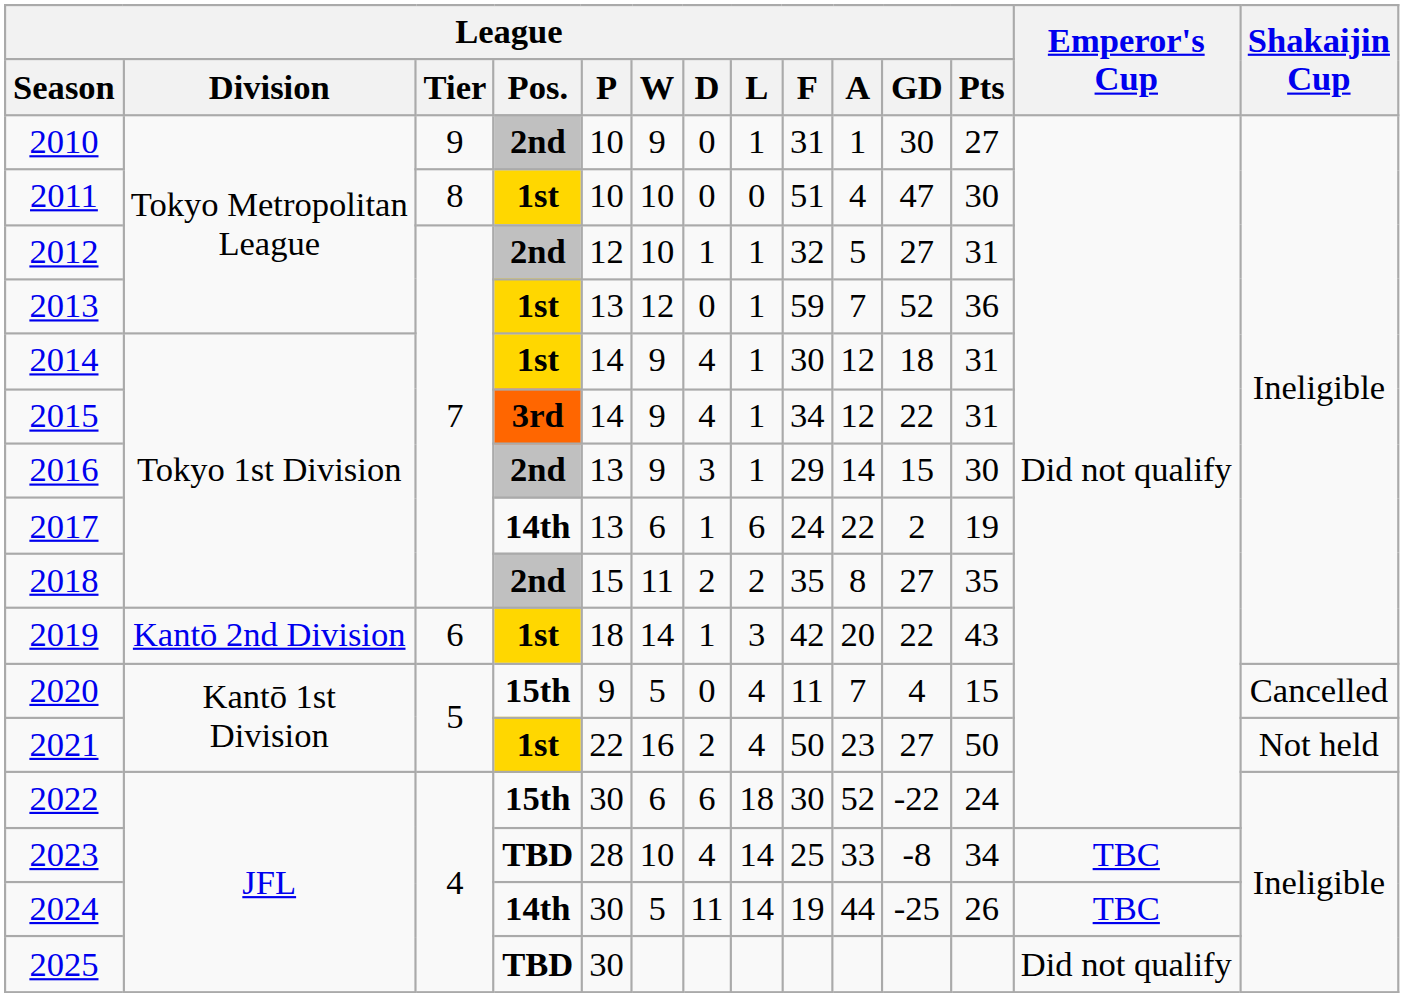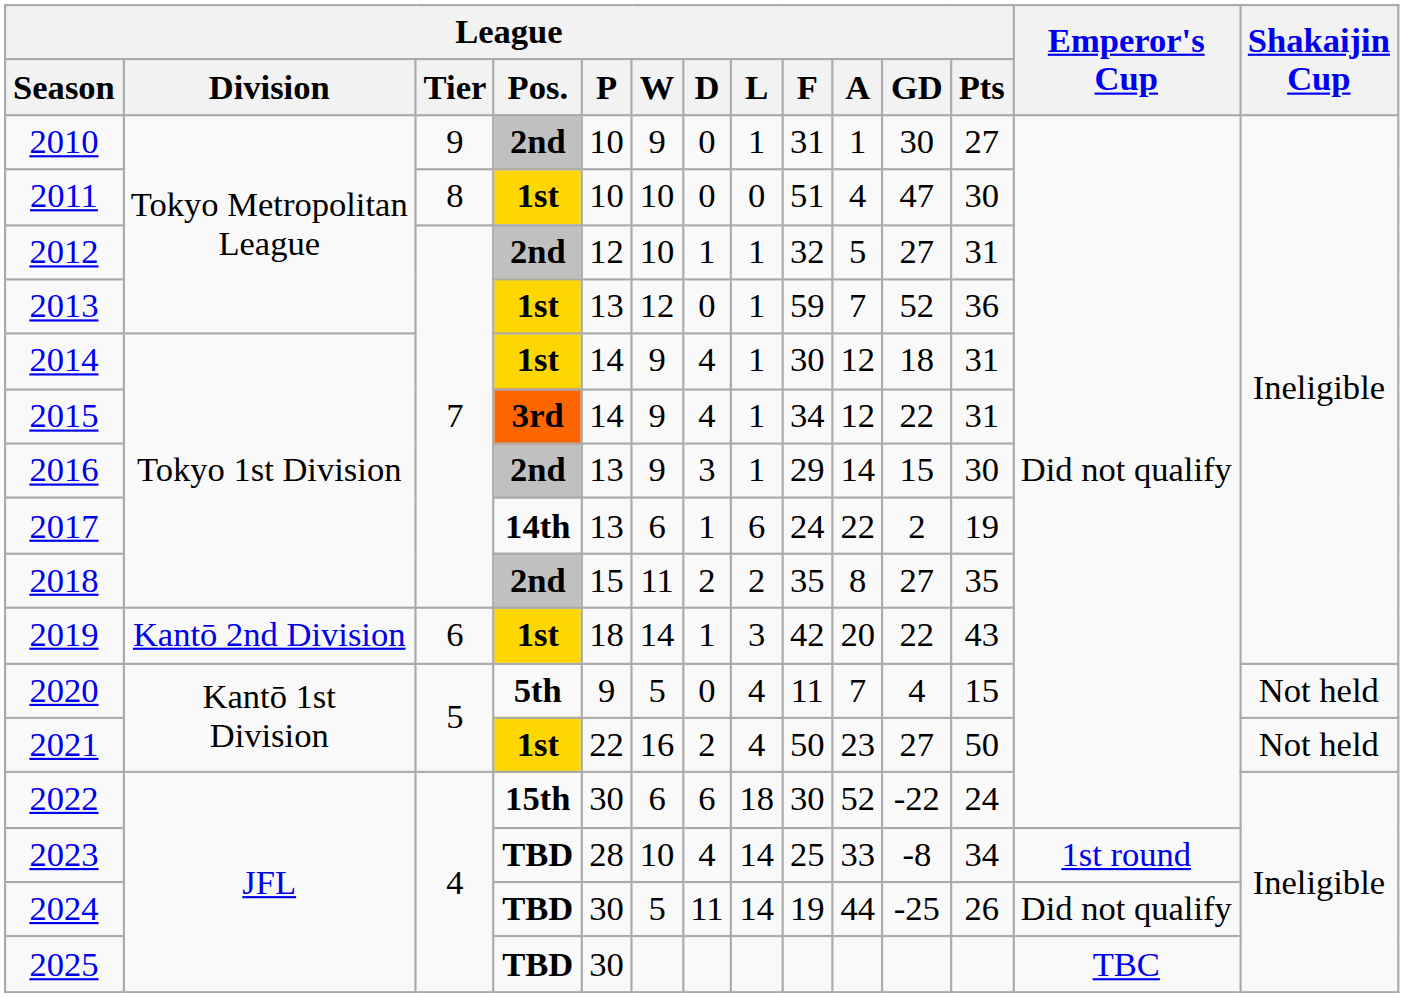(538, 689) 15th -> (538, 689) 5th
(1319, 689) Cancelled -> (1319, 689) Not held
(1126, 854) TBC -> (1126, 854) 1st round
(538, 908) 14th -> (538, 908) TBD
(1126, 908) TBC -> (1126, 908) Did not qualify
(1126, 963) Did not qualify -> (1126, 963) TBC
